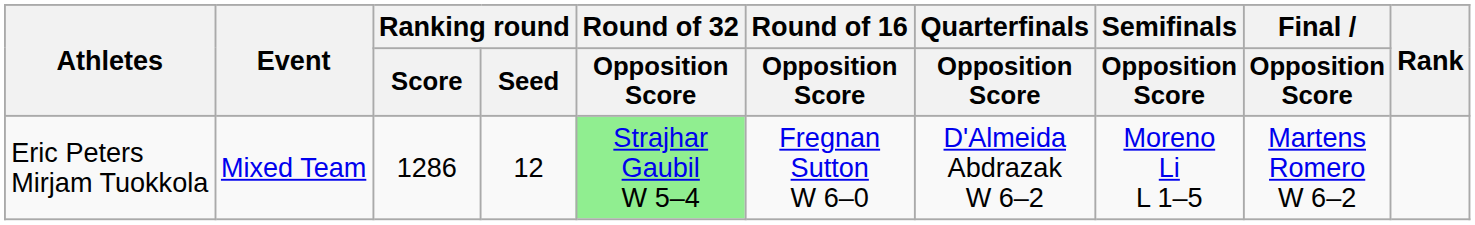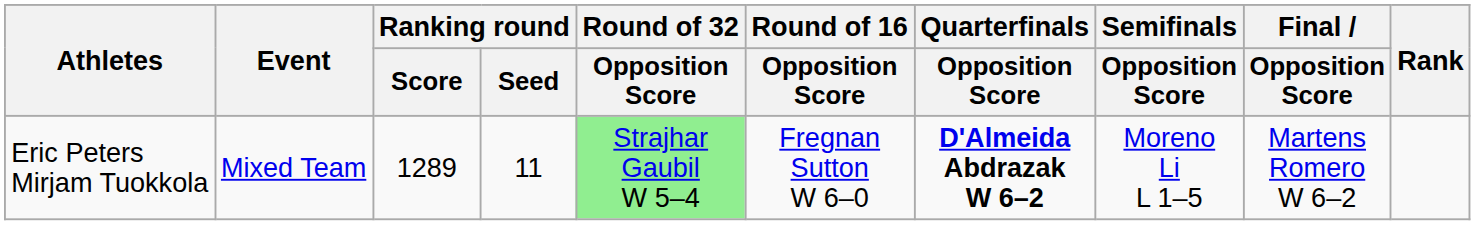(427, 168) 1286 -> (427, 168) 1289
(529, 168) 12 -> (529, 168) 11
(1005, 168) normal -> (1005, 168) bold
